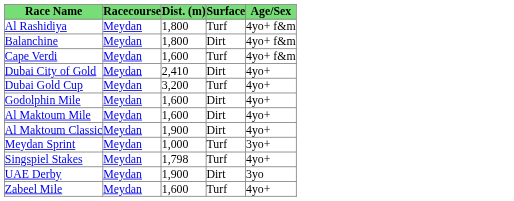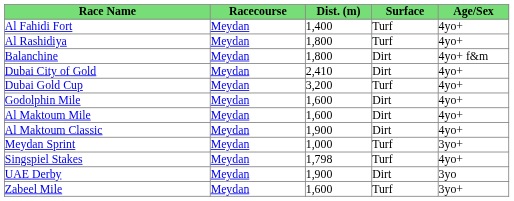+ row: (39, 26)
(271, 26) 4yo+ f&m -> (451, 41) 4yo+
- row: (31, 56)
(258, 188) 4yo+ -> (451, 188) 3yo+
